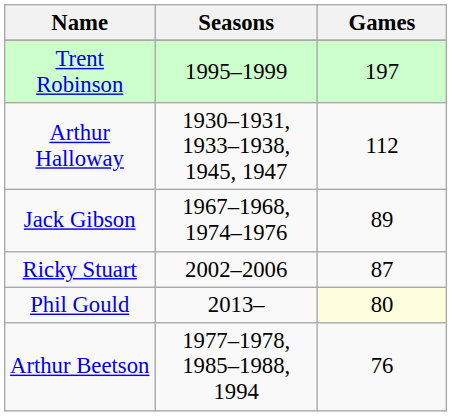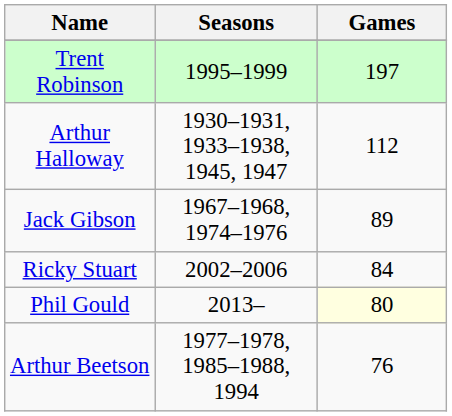(382, 268) 87 -> (382, 268) 84
